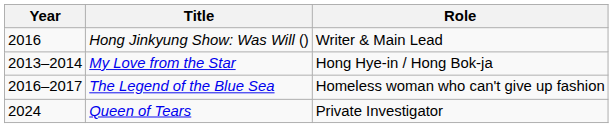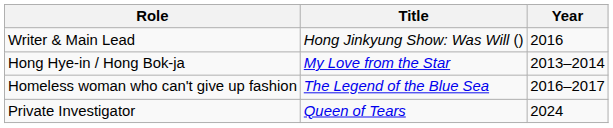columns swapped: (45, 16) <-> (460, 16)
